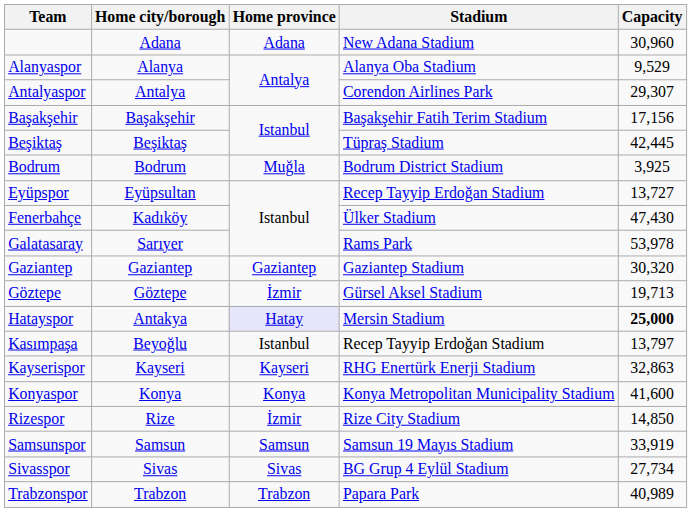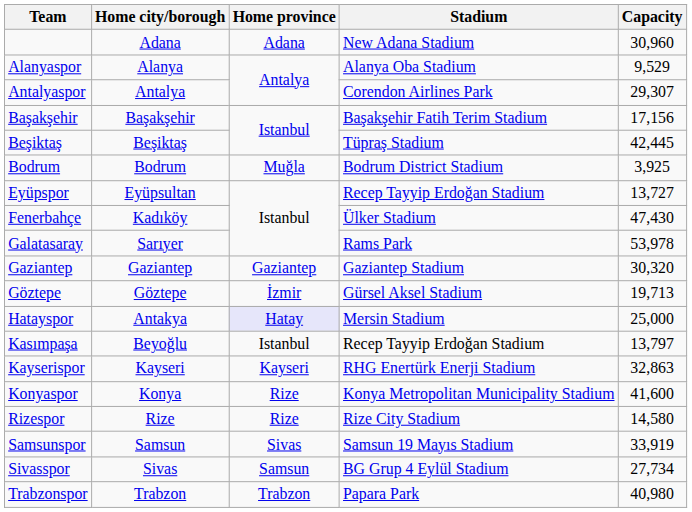(652, 318) bold -> (652, 318) normal
(284, 393) Konya -> (284, 393) Rize
(284, 419) İzmir -> (284, 419) Rize
(652, 419) 14,850 -> (652, 419) 14,580
(284, 444) Samsun -> (284, 444) Sivas
(284, 469) Sivas -> (284, 469) Samsun
(652, 494) 40,989 -> (652, 494) 40,980
